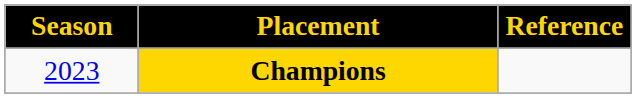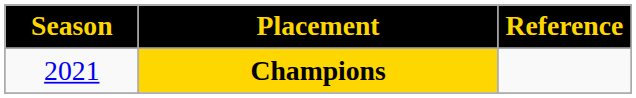(72, 70) 2023 -> (72, 70) 2021
